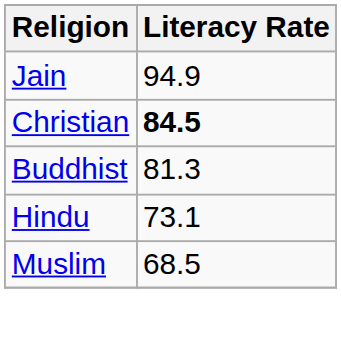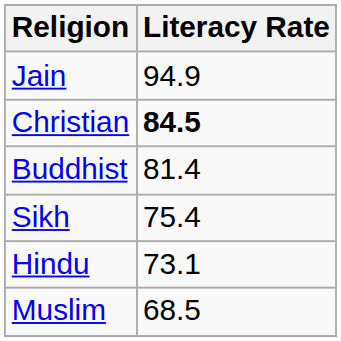(172, 169) 81.3 -> (172, 169) 81.4
+ row: (41, 216)
